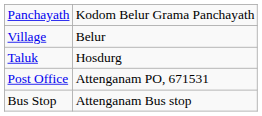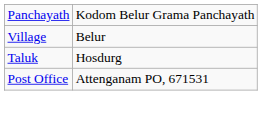- row: (32, 100)
